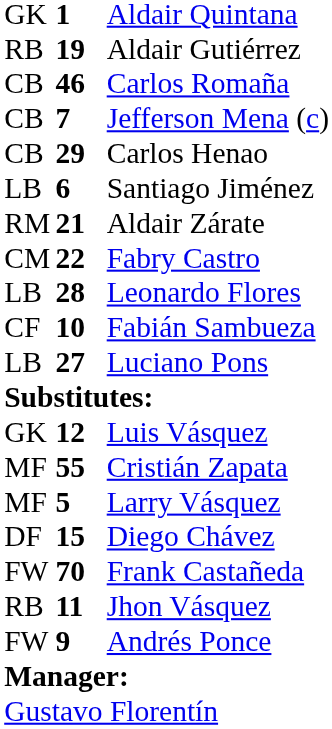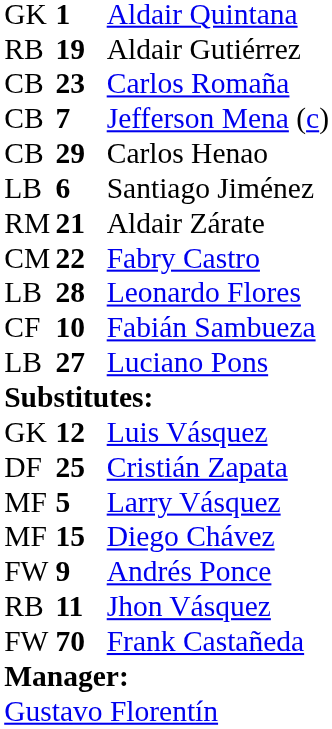(70, 83) 46 -> (70, 83) 23
(26, 466) MF -> (23, 466) DF
(70, 466) 55 -> (70, 466) 25
(23, 536) DF -> (26, 536) MF
rows swapped: (189, 641) <-> (205, 571)
